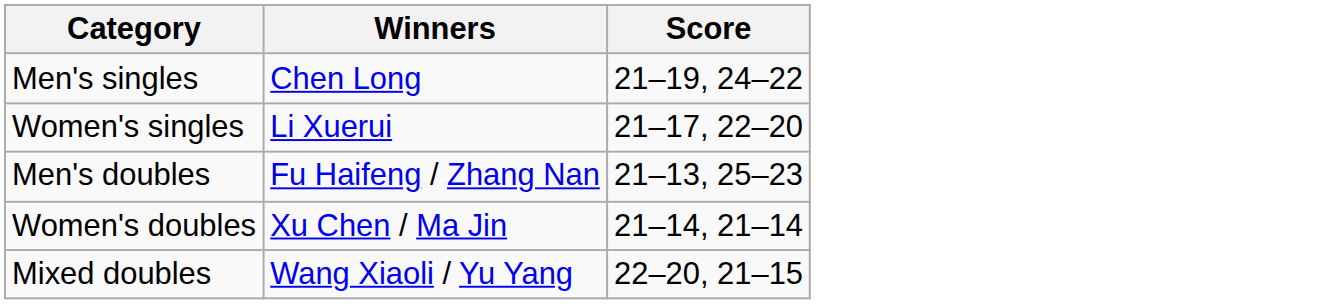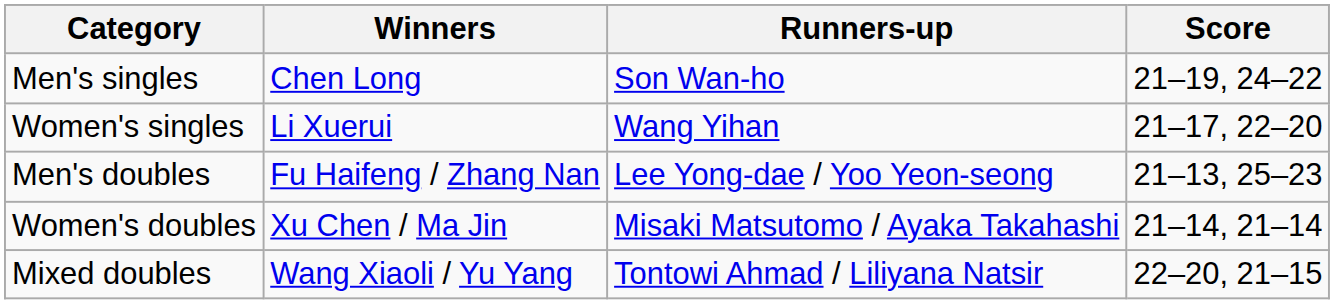+ column: (867, 28)
